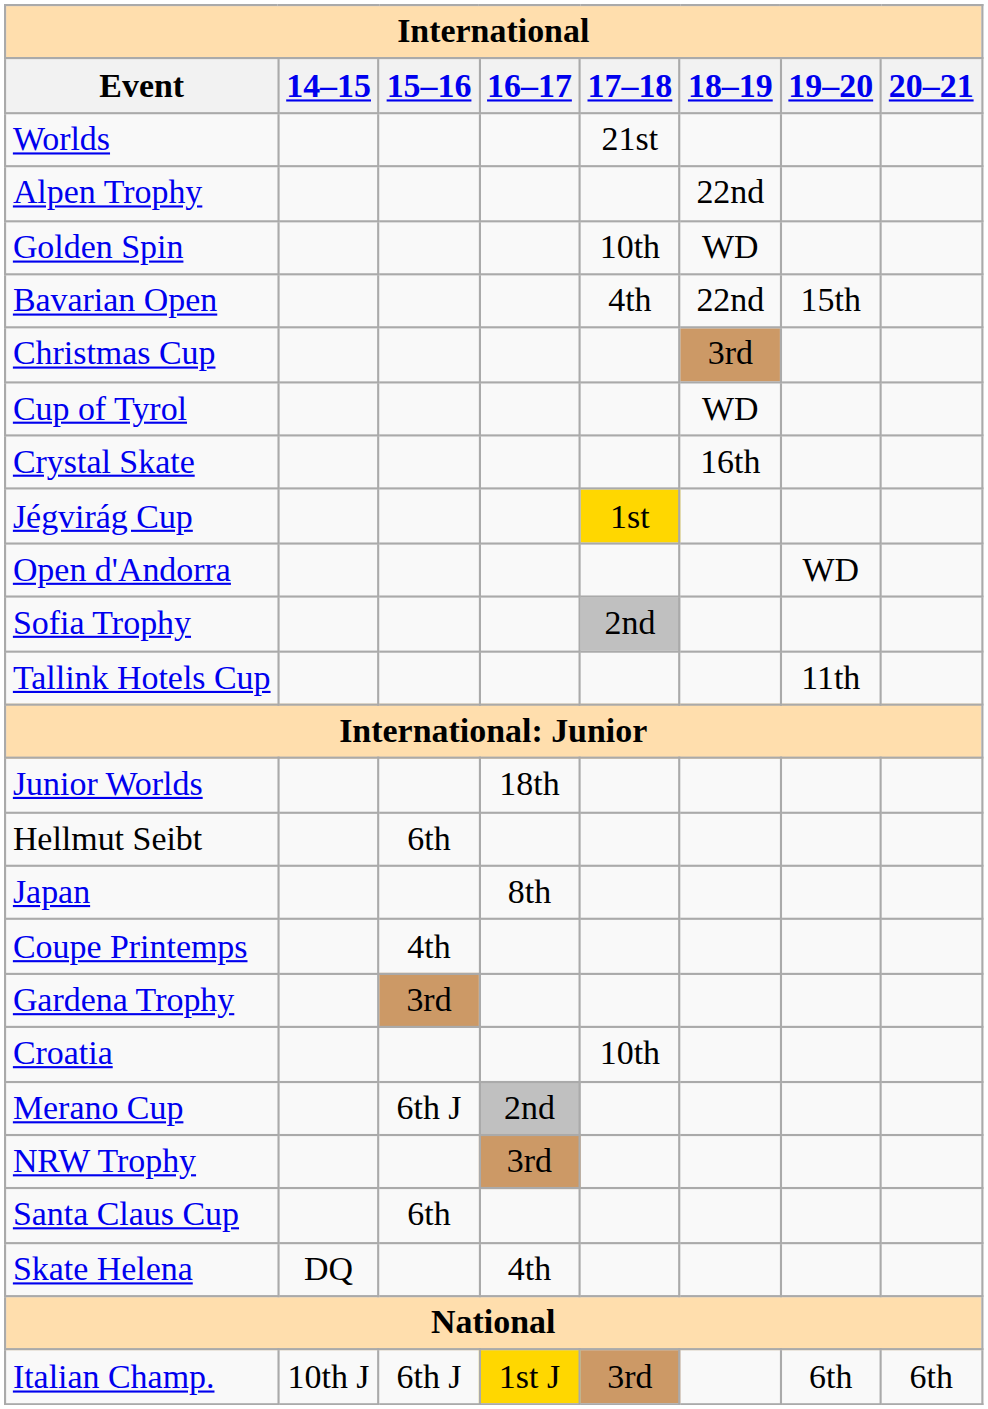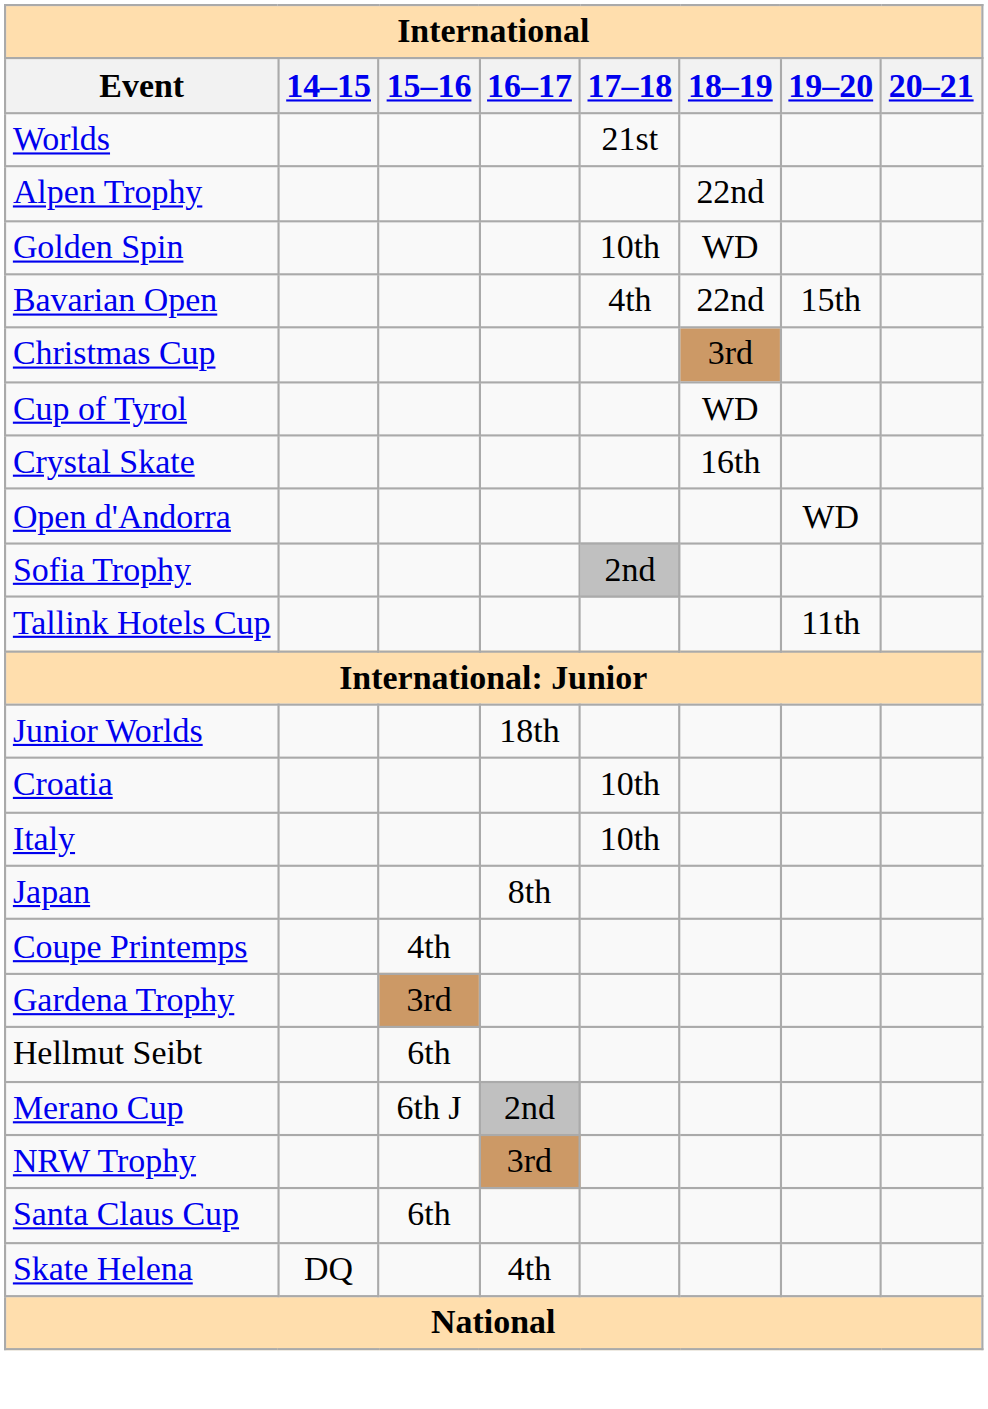- row: (103, 515)
rows swapped: (63, 1053) <-> (108, 838)
+ row: (44, 838)
- row: (114, 1376)
